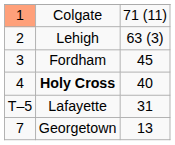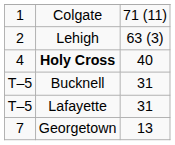(20, 15) lightsalmon background -> (20, 15) no background
- row: (78, 60)
+ row: (78, 83)
